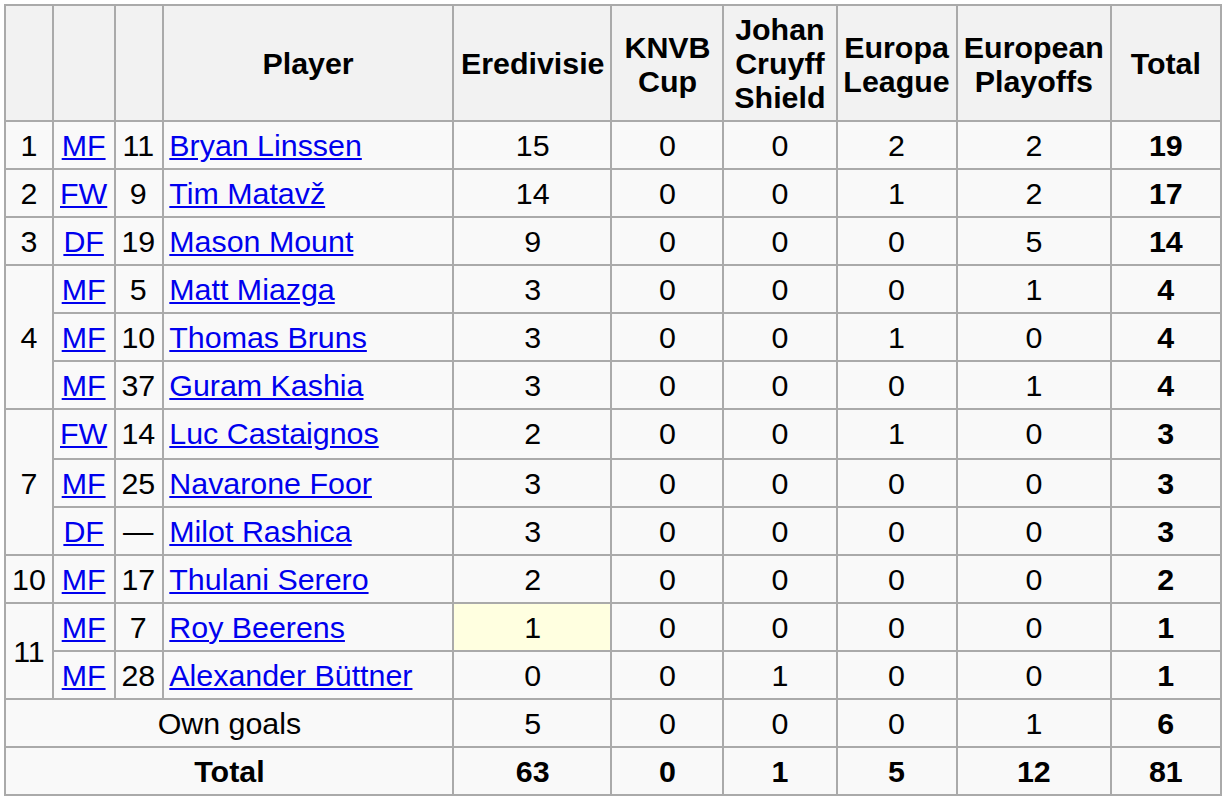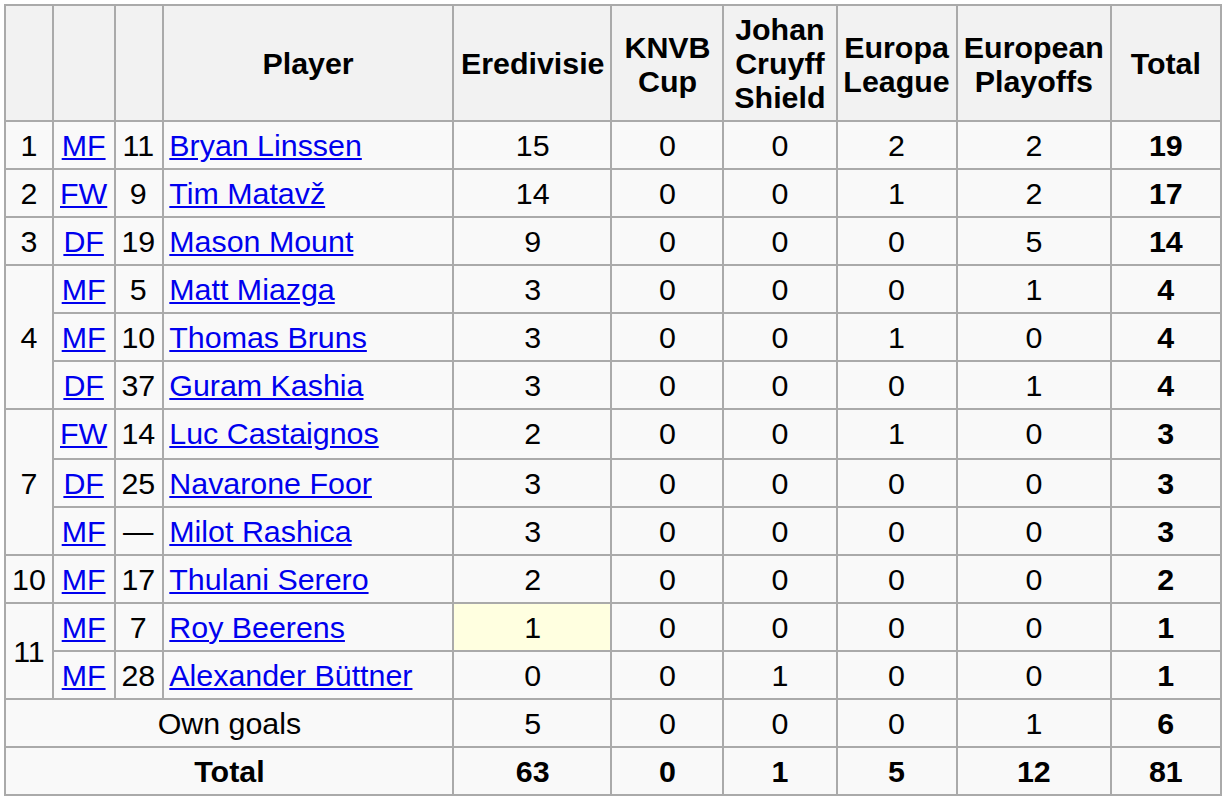(84, 386) MF -> (84, 386) DF
(84, 482) MF -> (84, 482) DF
(84, 530) DF -> (84, 530) MF
